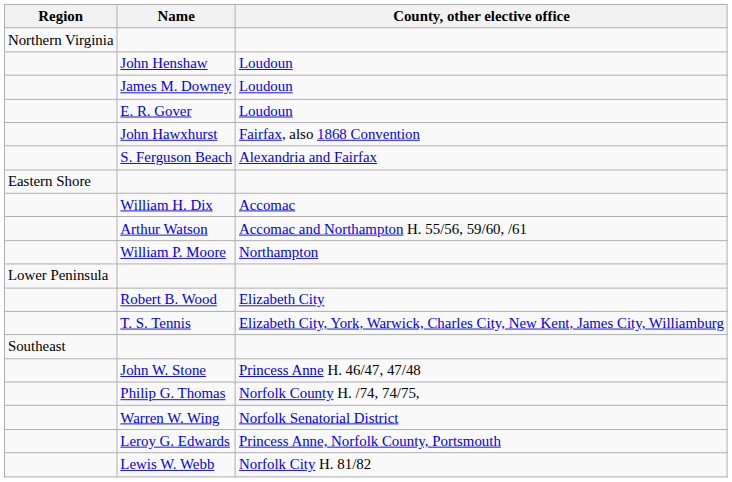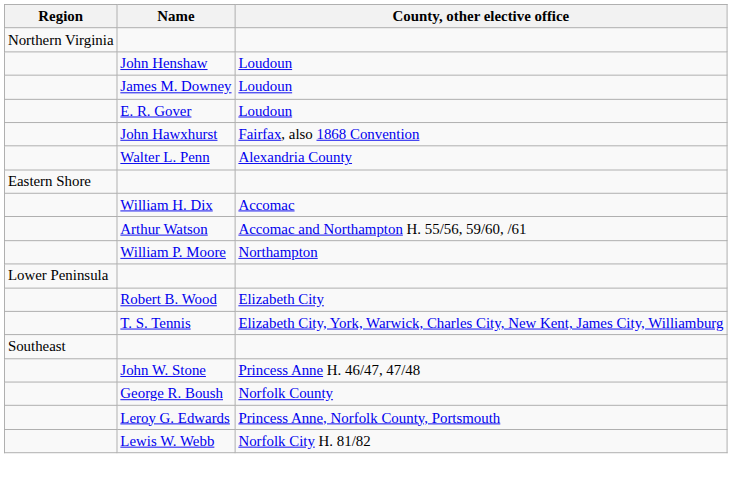- row: (61, 158)
+ row: (61, 158)
+ row: (61, 394)
- row: (61, 394)
- row: (61, 417)
